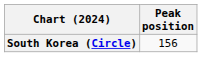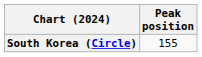(168, 43) 156 -> (168, 43) 155
